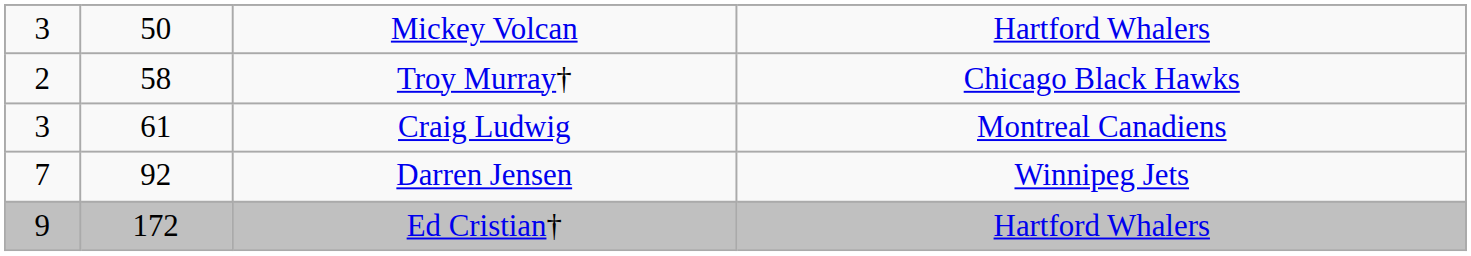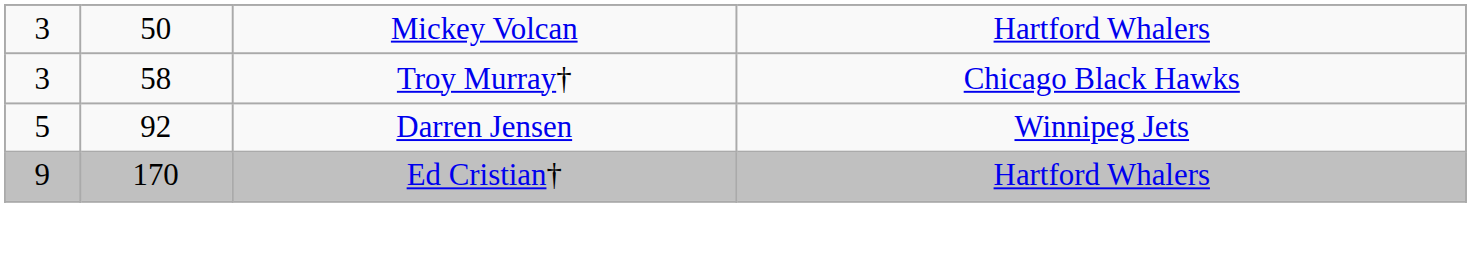(42, 77) 2 -> (42, 77) 3
- row: (484, 126)
(42, 175) 7 -> (42, 126) 5
(156, 224) 172 -> (156, 175) 170
